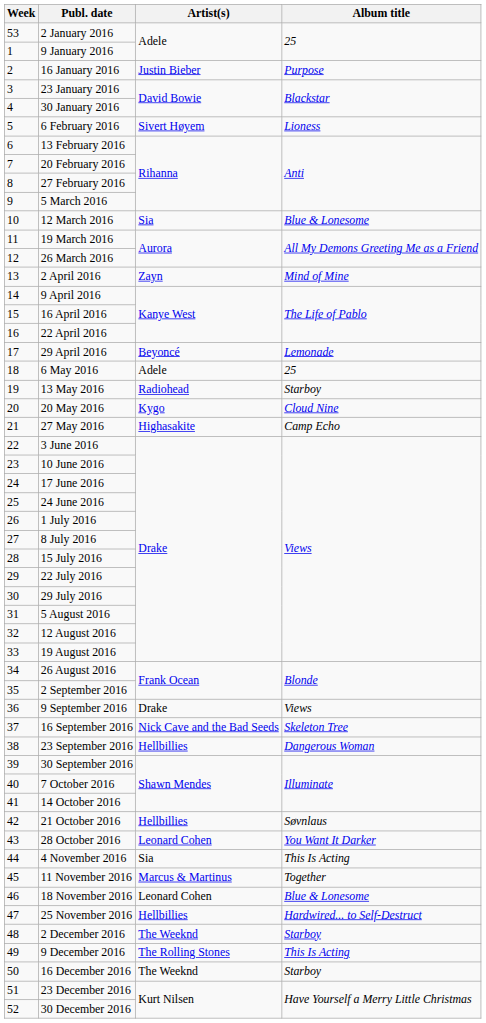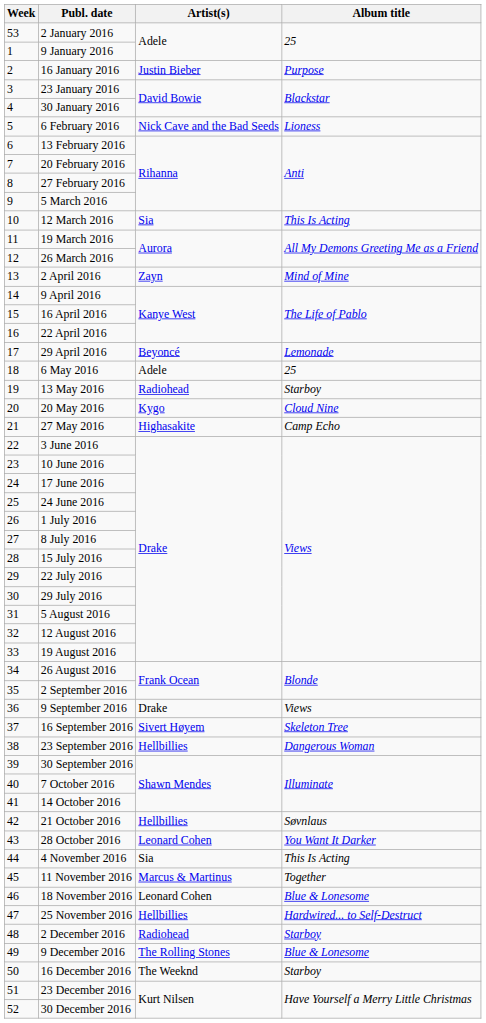(171, 126) Sivert Høyem -> (209, 126) Nick Cave and the Bad Seeds
(327, 220) Blue & Lonesome -> (317, 220) This Is Acting
(209, 727) Nick Cave and the Bad Seeds -> (171, 727) Sivert Høyem
(168, 933) The Weeknd -> (164, 933) Radiohead
(317, 952) This Is Acting -> (327, 952) Blue & Lonesome
